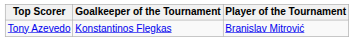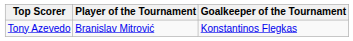columns swapped: (286, 12) <-> (148, 12)
